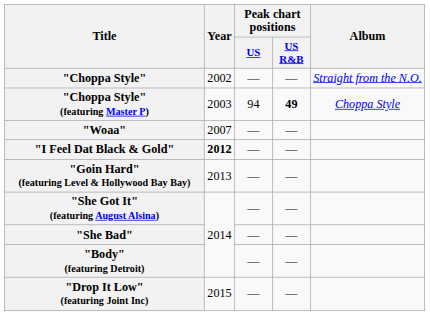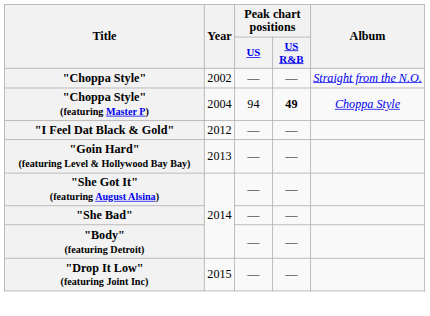(220, 104) 2003 -> (220, 104) 2004
- row: (104, 130)
(220, 149) bold -> (220, 130) normal
